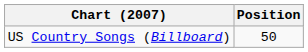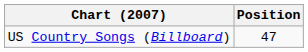(269, 37) 50 -> (269, 37) 47
